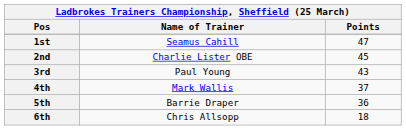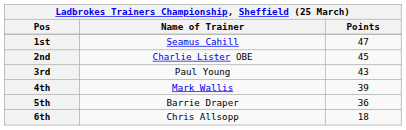(363, 87) 37 -> (363, 87) 39
